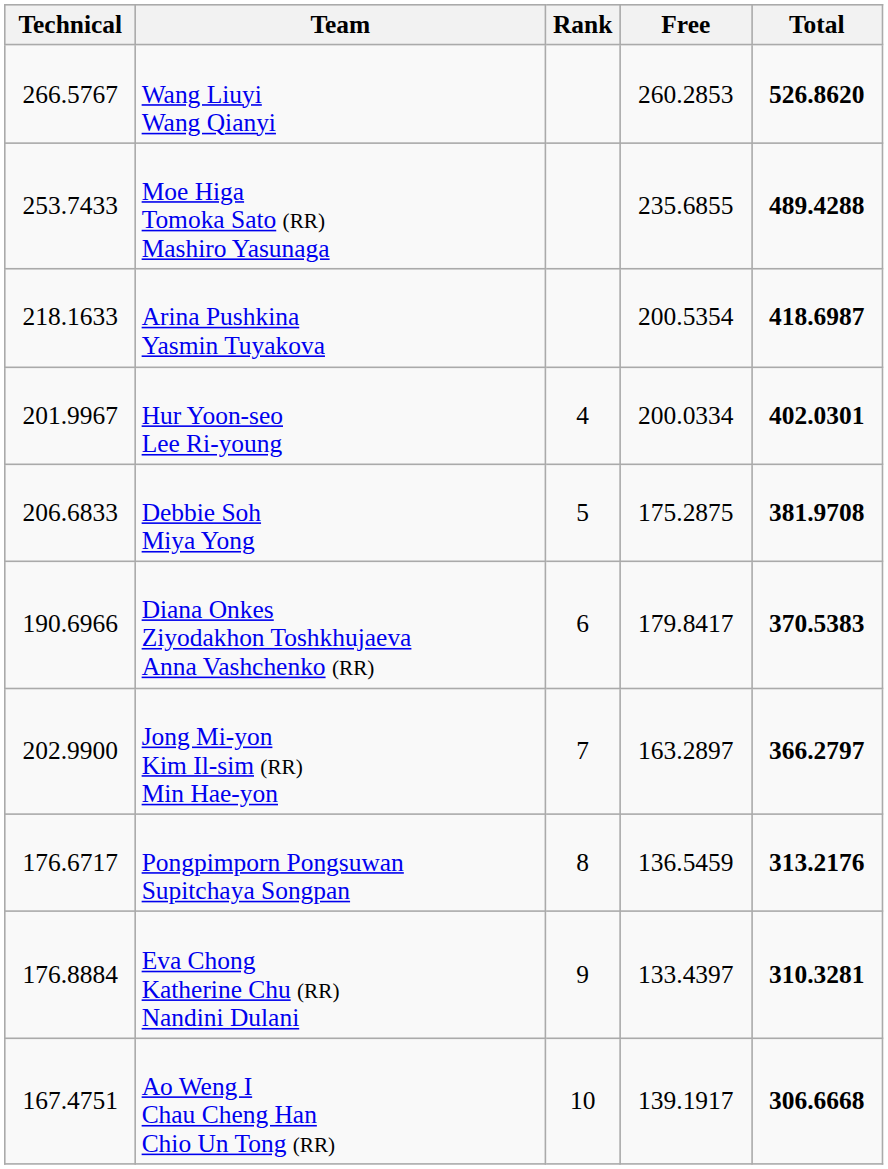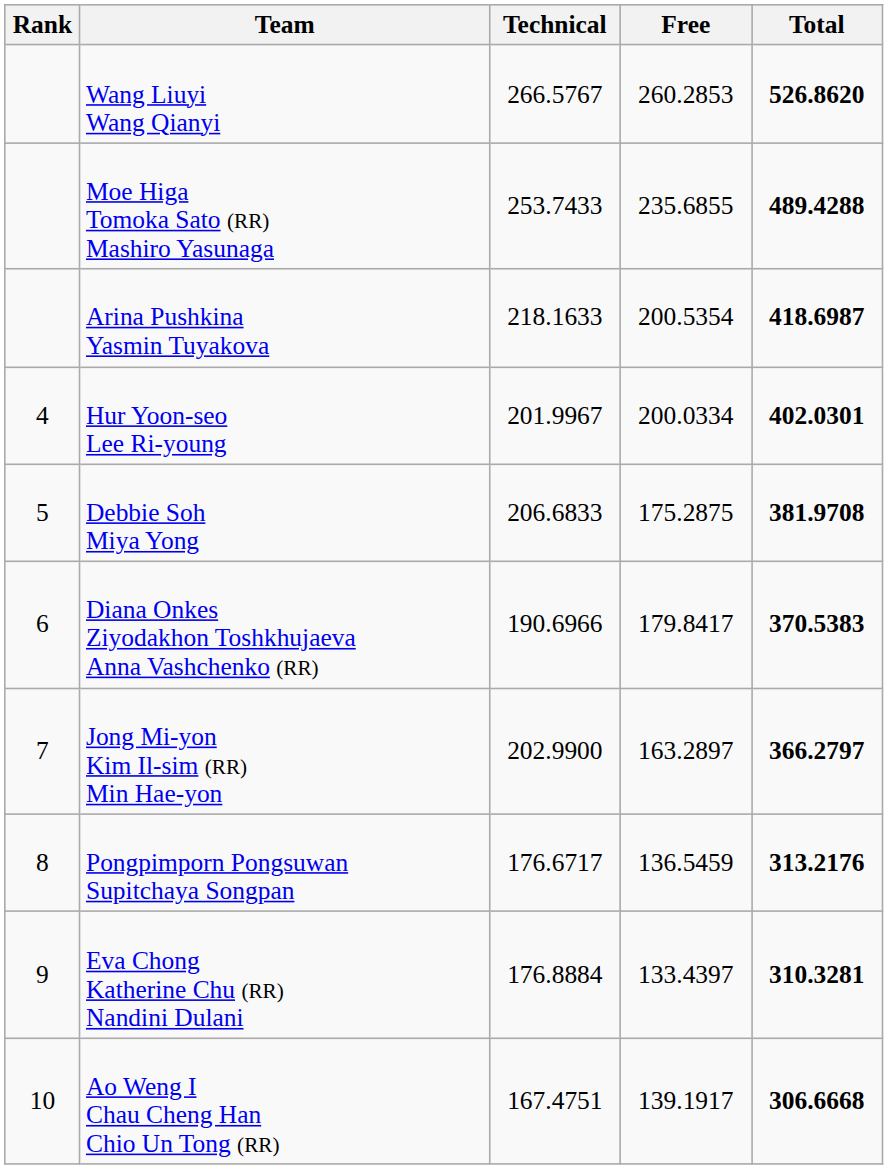columns swapped: (583, 24) <-> (70, 24)
